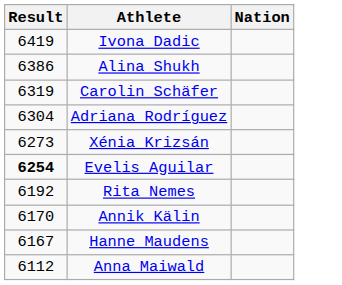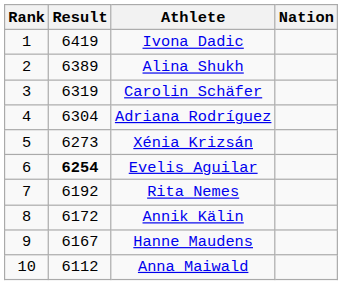+ column: (27, 17)
(36, 67) 6386 -> (80, 67) 6389
(36, 217) 6170 -> (80, 217) 6172
